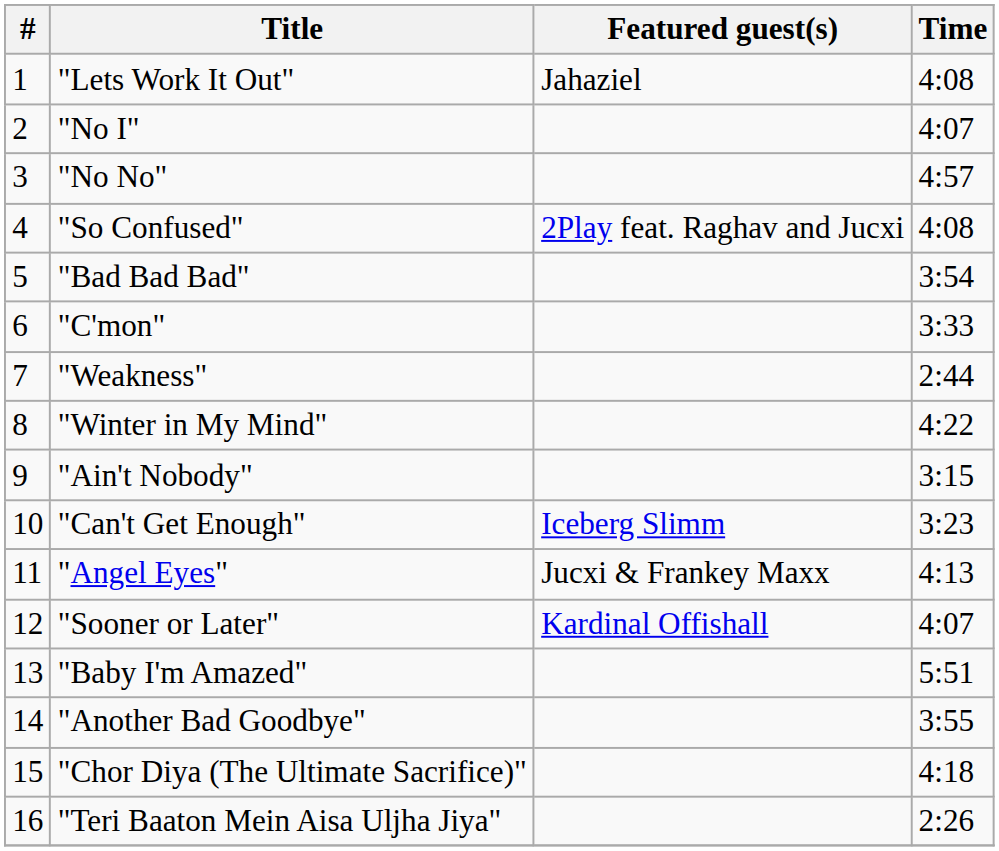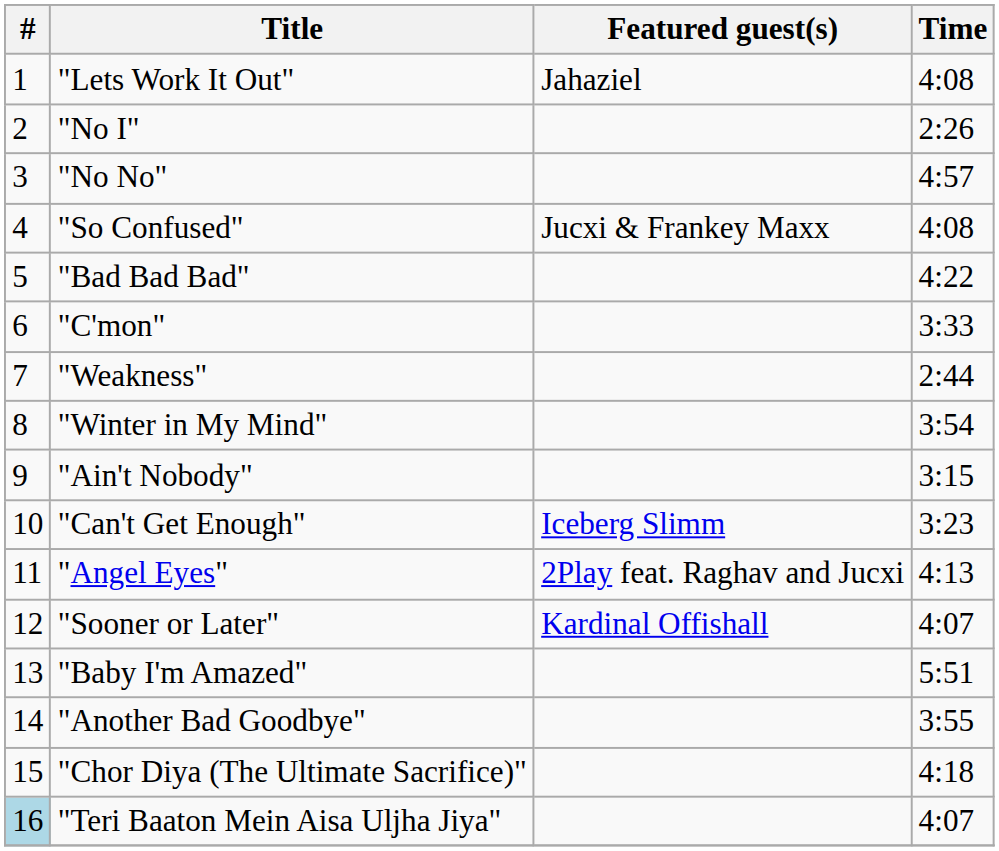(946, 128) 4:07 -> (946, 128) 2:26
(723, 227) 2Play feat. Raghav and Jucxi -> (685, 227) Jucxi & Frankey Maxx
(946, 276) 3:54 -> (946, 276) 4:22
(946, 425) 4:22 -> (946, 425) 3:54
(685, 573) Jucxi & Frankey Maxx -> (723, 573) 2Play feat. Raghav and Jucxi
(28, 820) no background -> (28, 820) lightblue background
(946, 820) 2:26 -> (946, 820) 4:07
